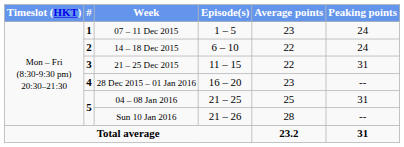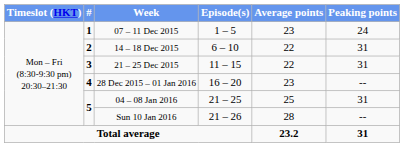(363, 47) 24 -> (363, 47) 31
